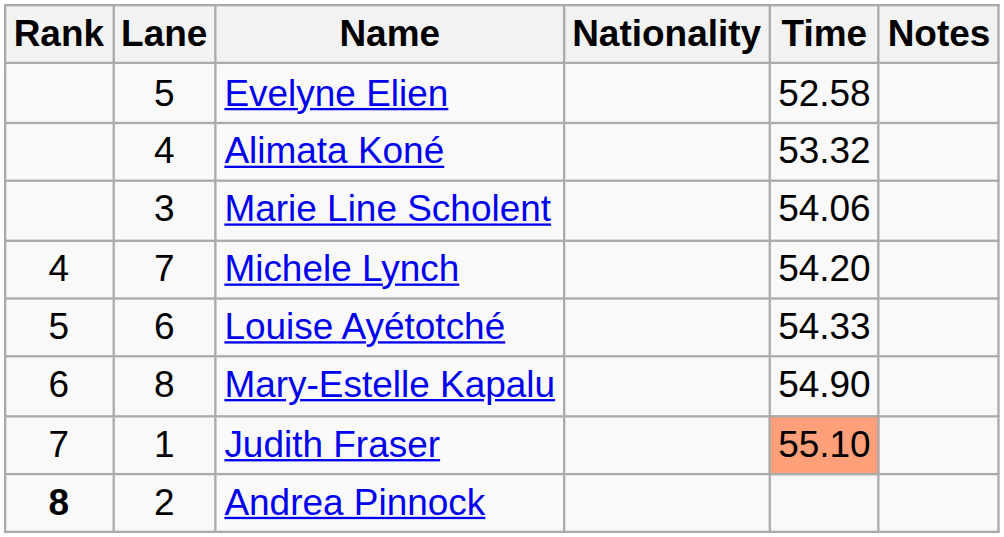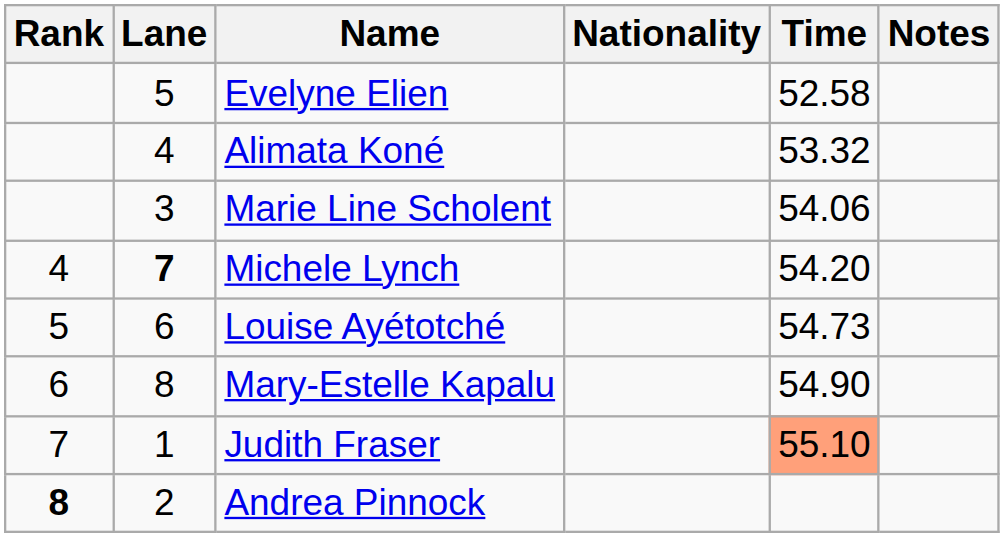(164, 268) normal -> (164, 268) bold
(824, 326) 54.33 -> (824, 326) 54.73
